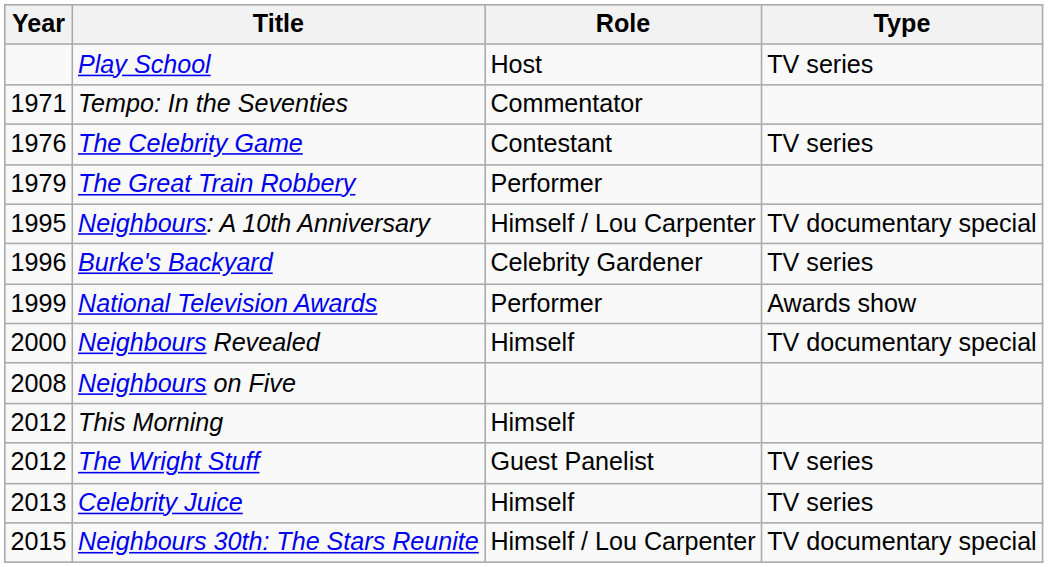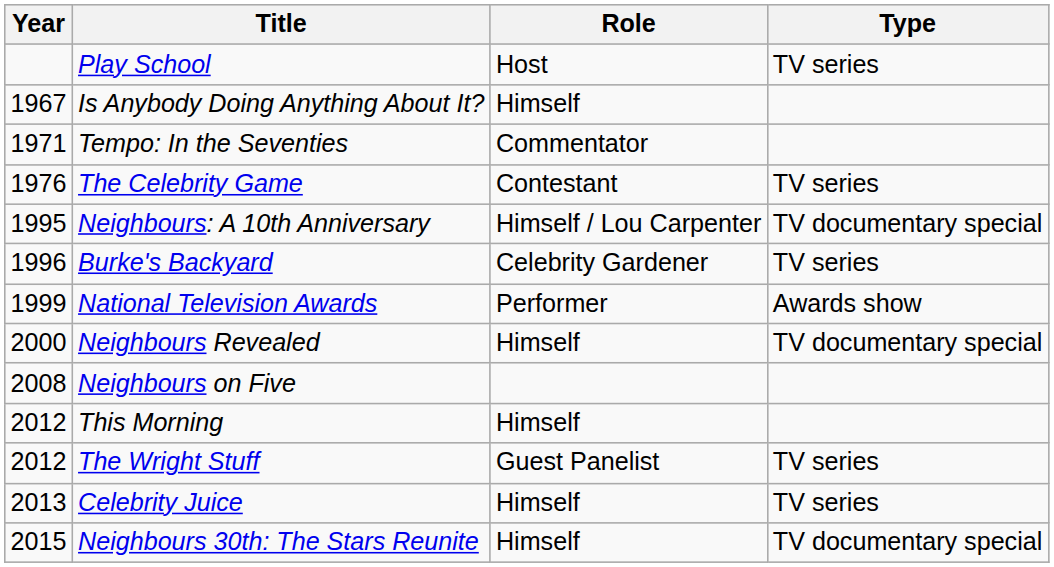+ row: (281, 104)
- row: (217, 183)
(623, 542) Himself / Lou Carpenter -> (538, 542) Himself
